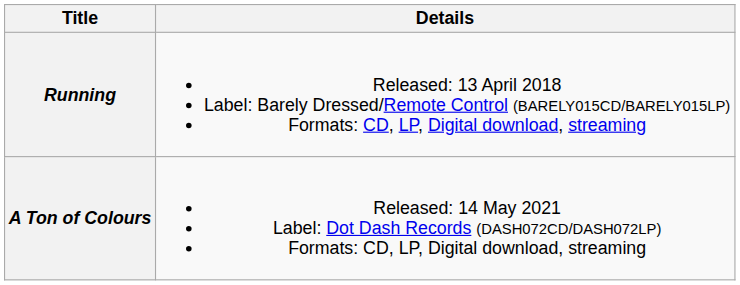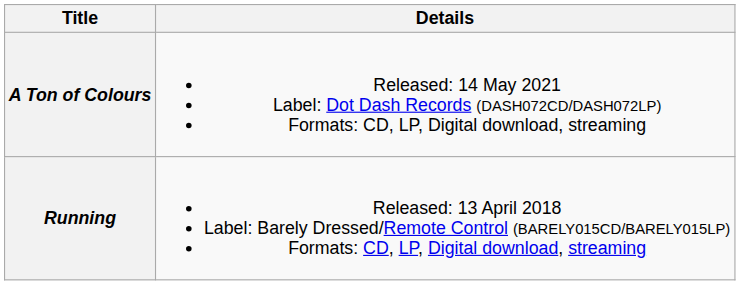rows swapped: (80, 94) <-> (80, 218)
